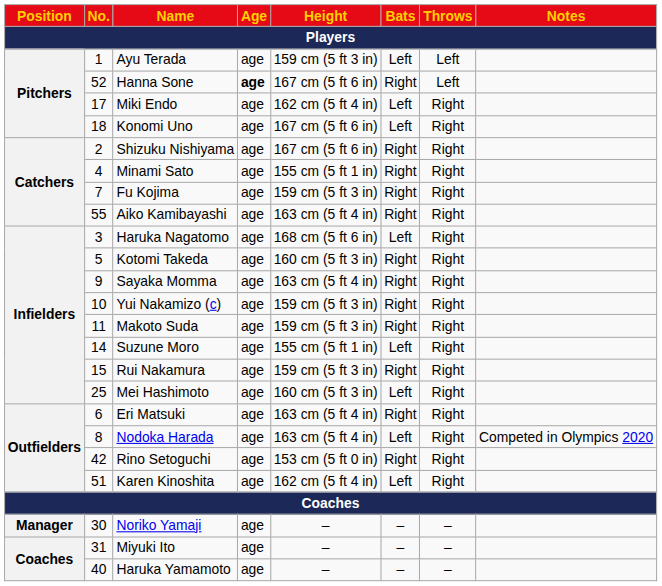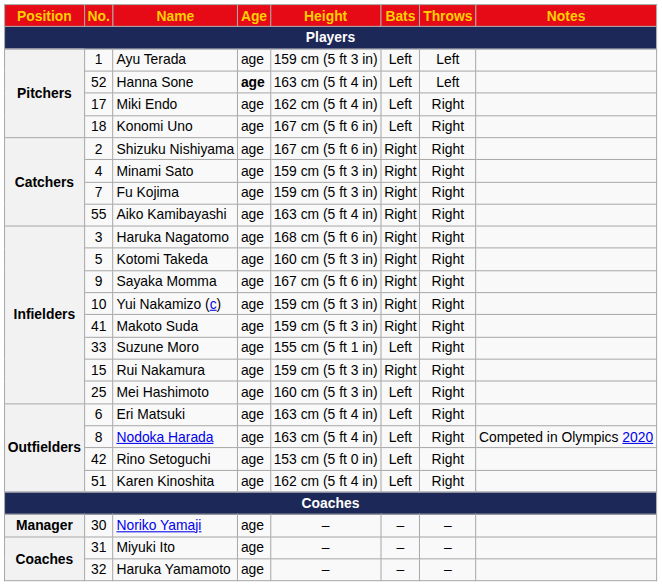(326, 82) 167 cm (5 ft 6 in) -> (326, 82) 163 cm (5 ft 4 in)
(400, 82) Right -> (400, 82) Left
(326, 171) 155 cm (5 ft 1 in) -> (326, 171) 159 cm (5 ft 3 in)
(400, 238) Left -> (400, 238) Right
(326, 282) 163 cm (5 ft 4 in) -> (326, 282) 167 cm (5 ft 6 in)
(99, 326) 11 -> (99, 326) 41
(99, 348) 14 -> (99, 348) 33
(400, 415) Right -> (400, 415) Left
(400, 459) Right -> (400, 459) Left
(99, 570) 40 -> (99, 570) 32
